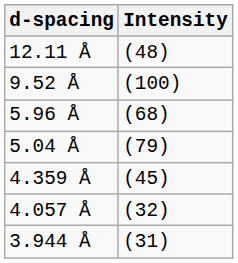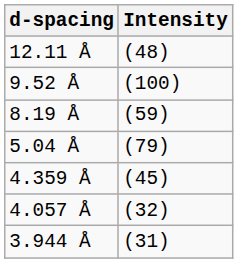+ row: (44, 115)
- row: (44, 115)
